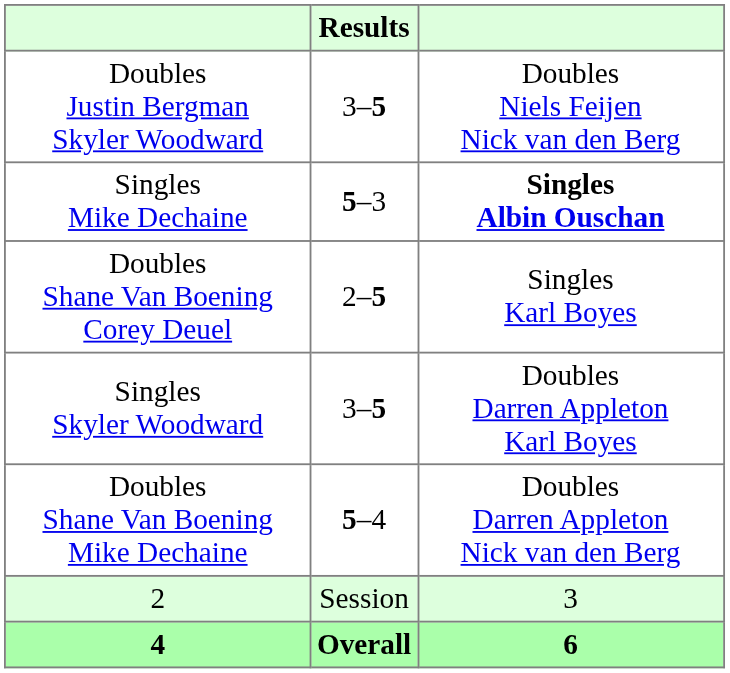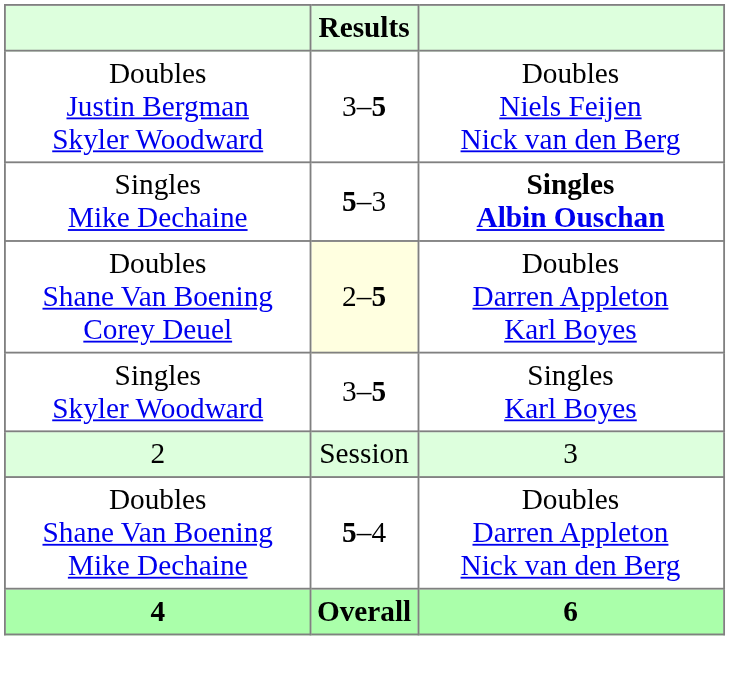(364, 296) no background -> (364, 296) lightyellow background
(570, 296) Singles Karl Boyes -> (570, 296) Doubles Darren Appleton Karl Boyes
(570, 408) Doubles Darren Appleton Karl Boyes -> (570, 391) Singles Karl Boyes
rows swapped: (158, 519) <-> (158, 598)
